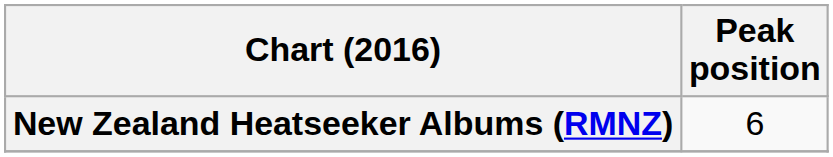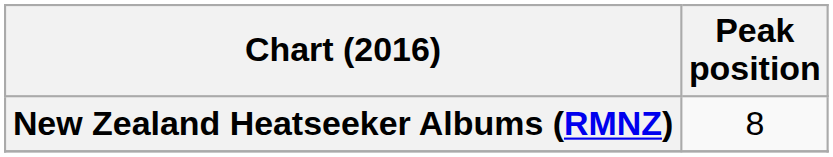(755, 123) 6 -> (755, 123) 8
